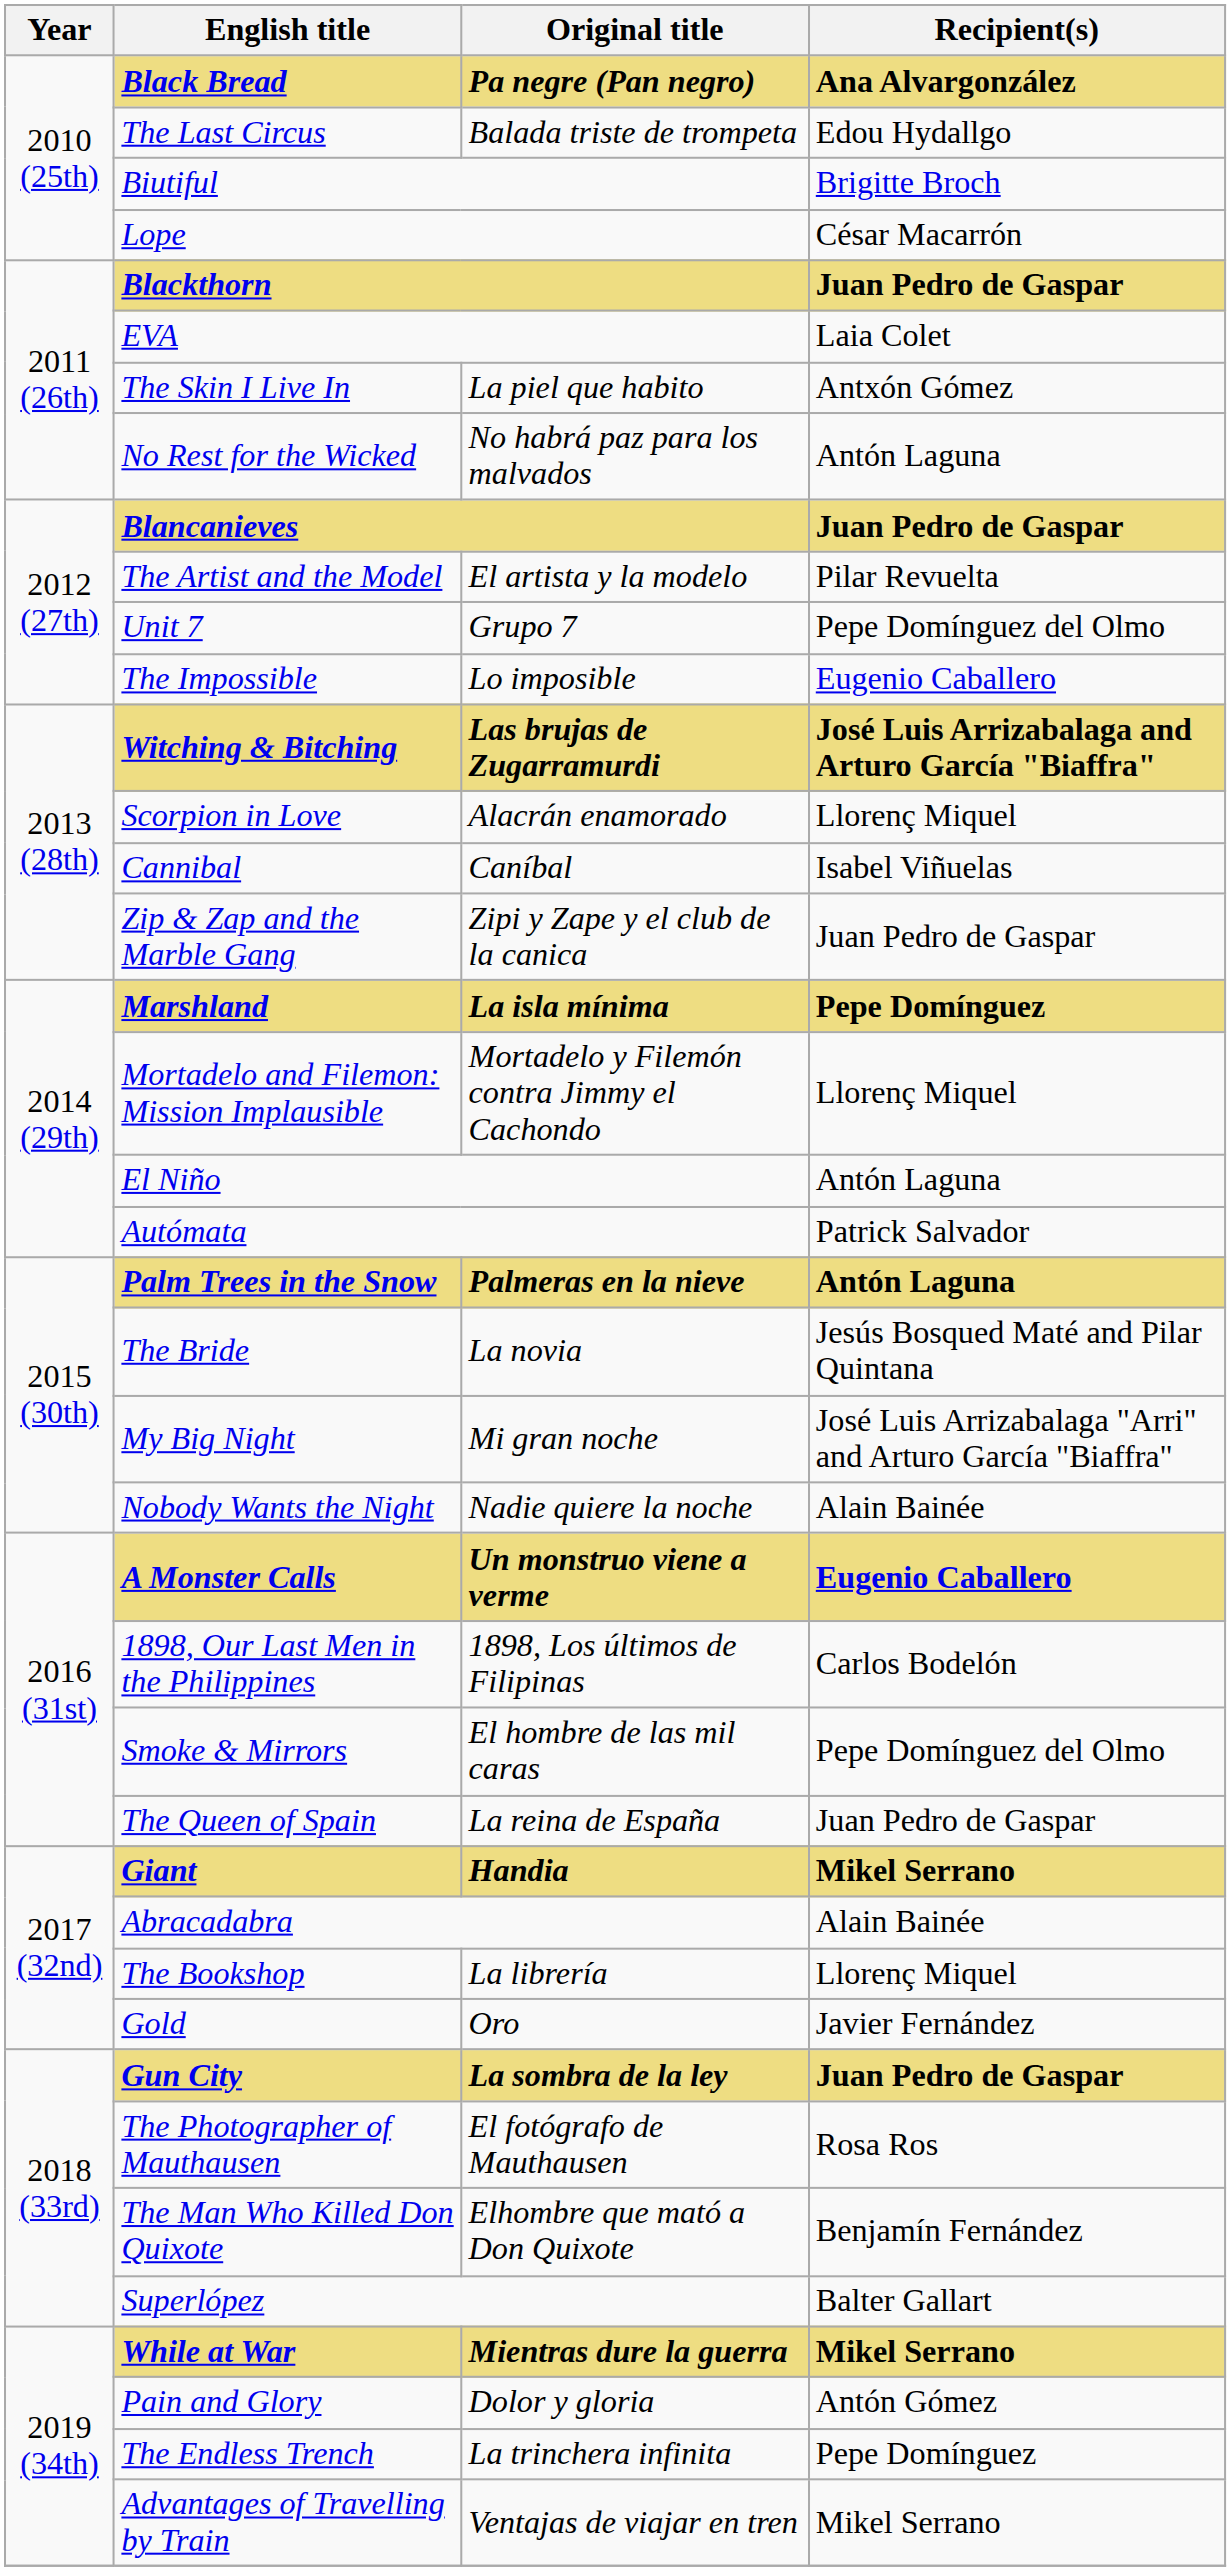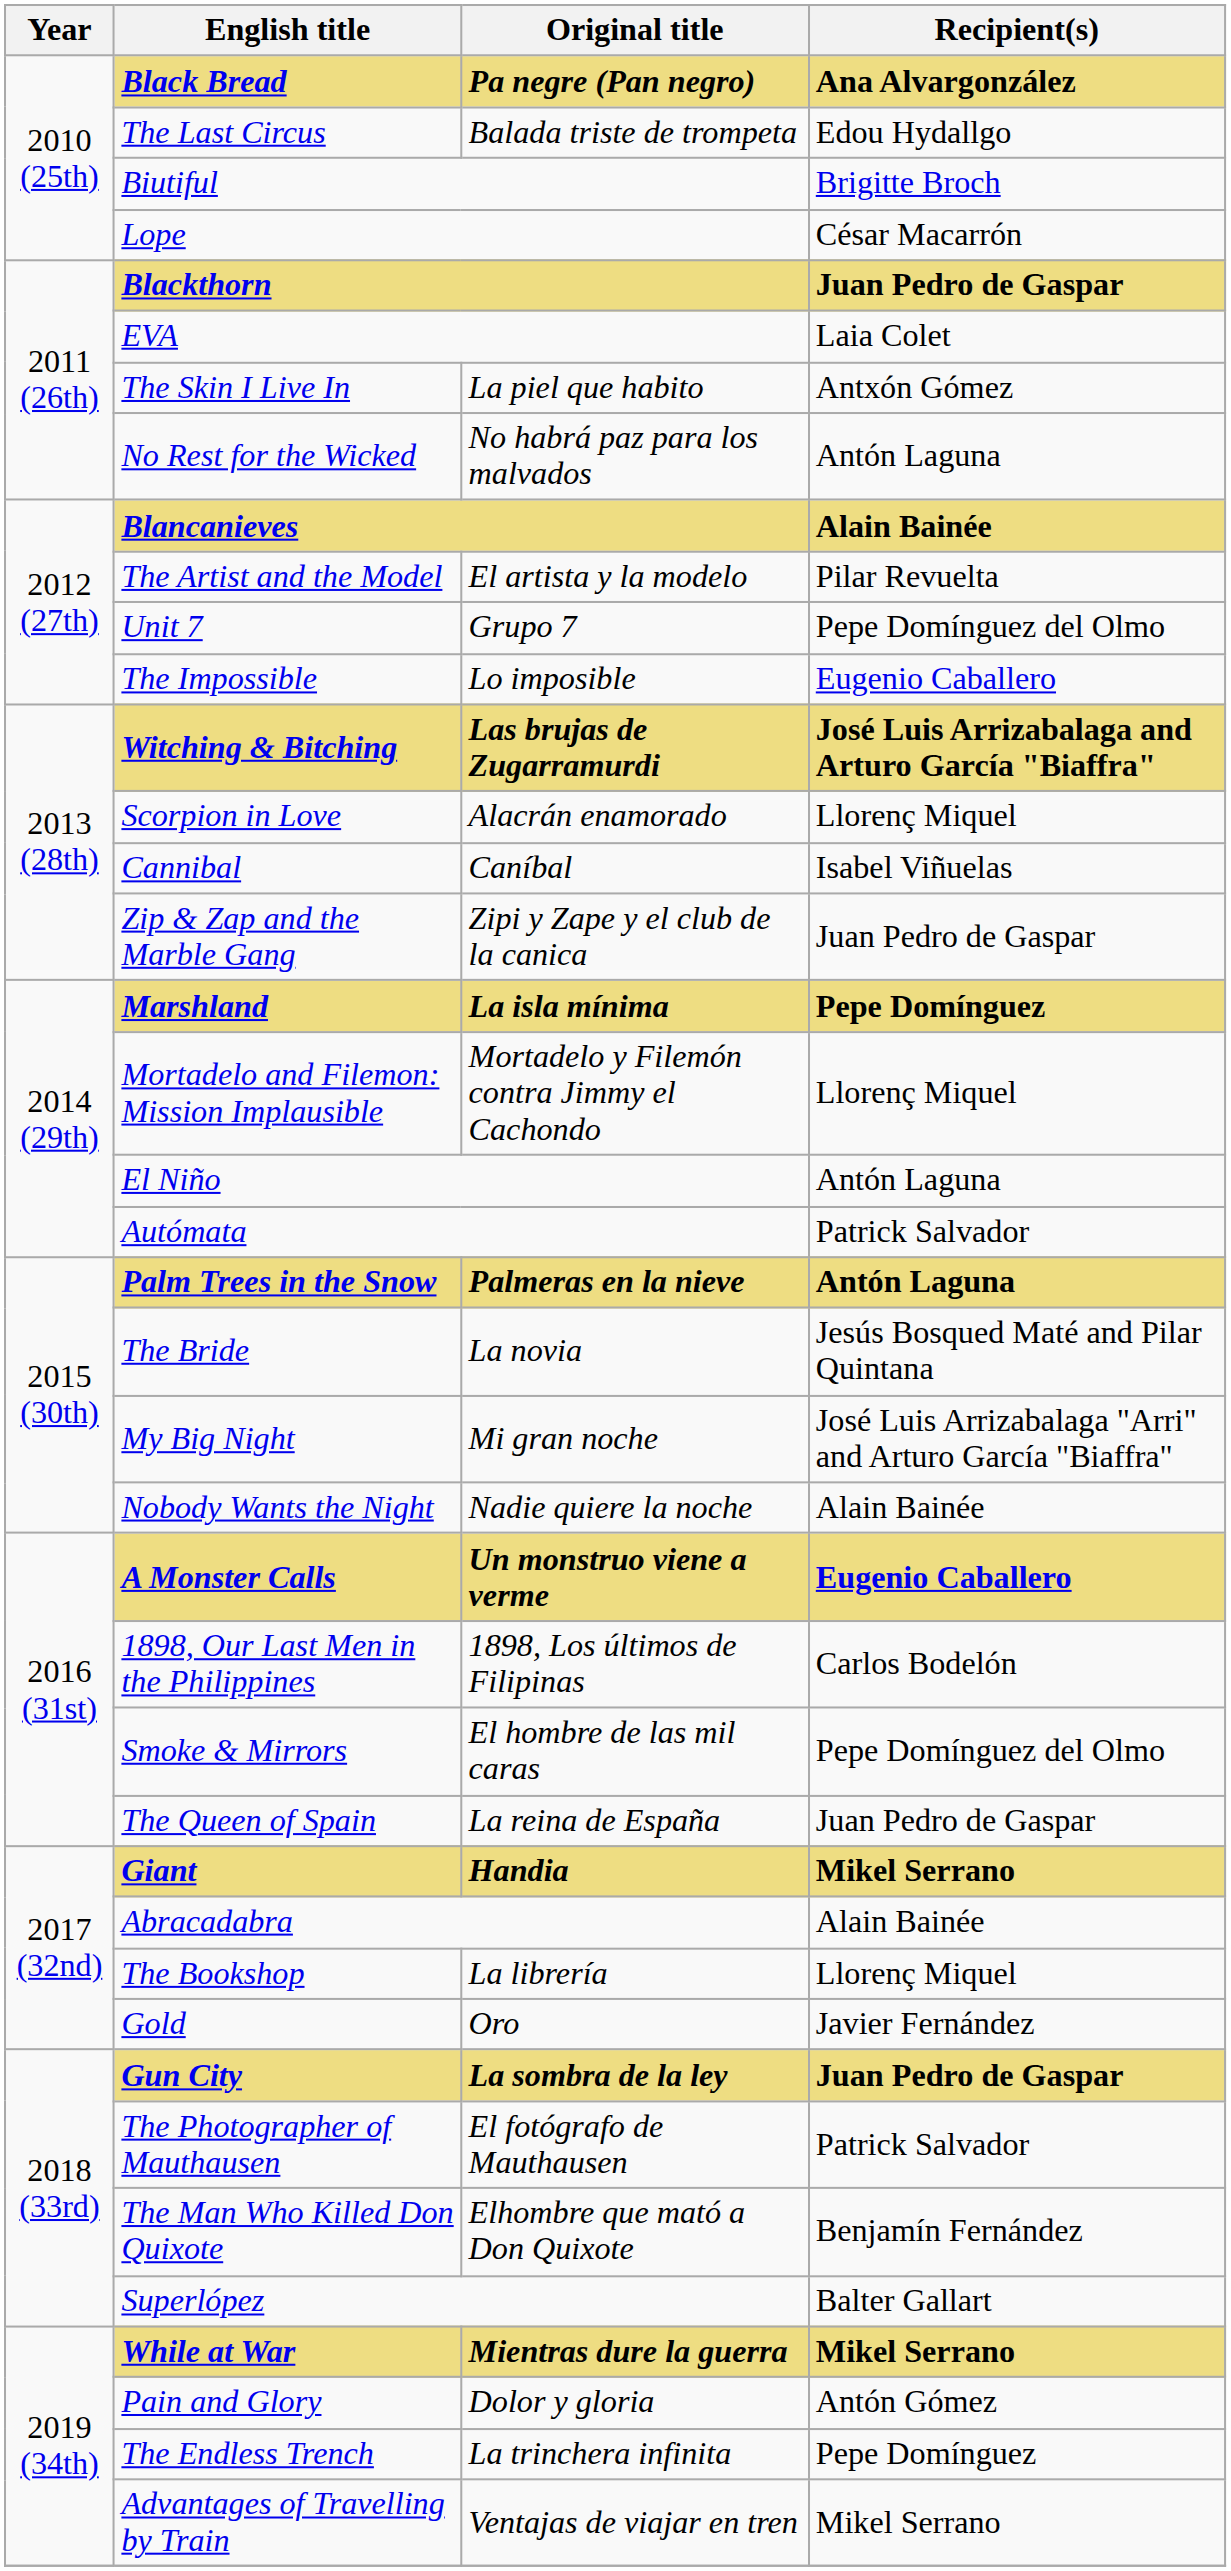(970, 525) Juan Pedro de Gaspar -> (904, 525) Alain Bainée
(877, 2144) Rosa Ros -> (923, 2144) Patrick Salvador
